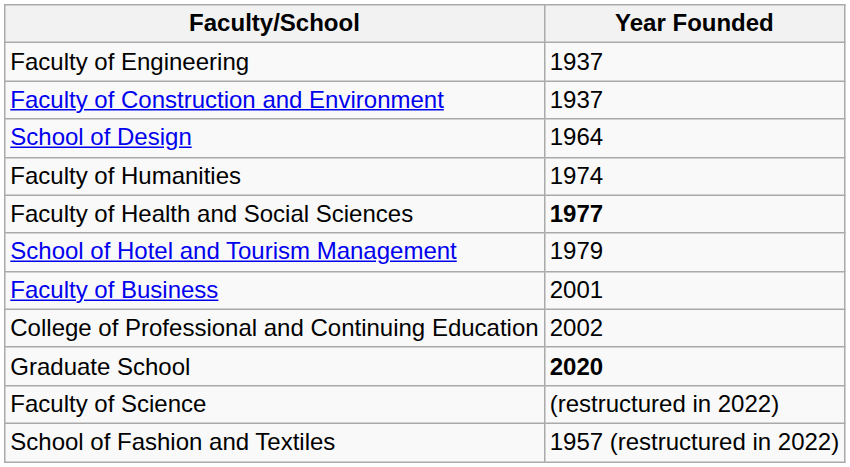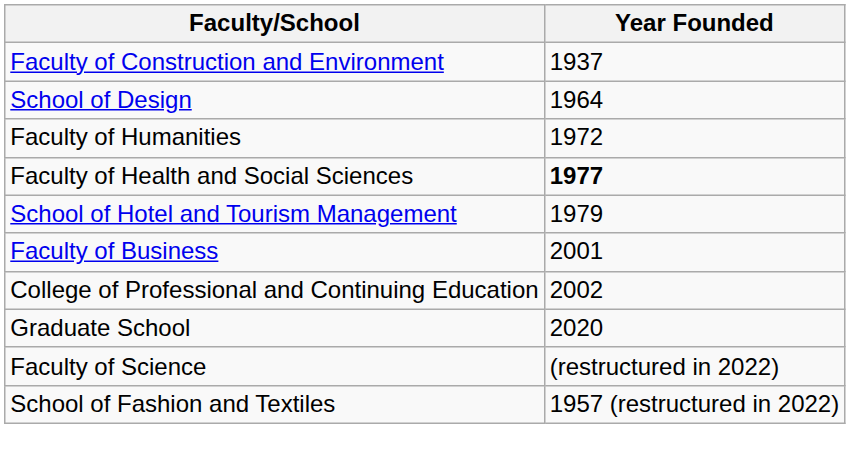- row: (130, 61)
(576, 175) 1974 -> (576, 137) 1972
(576, 366) bold -> (576, 328) normal
